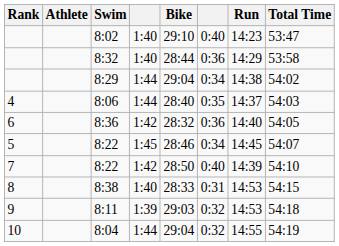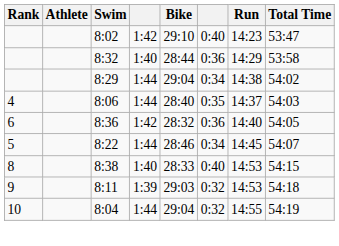(145, 36) 1:40 -> (145, 36) 1:42
(145, 144) 1:45 -> (145, 144) 1:44
- row: (11, 166)
(213, 187) 0:31 -> (213, 166) 0:40
